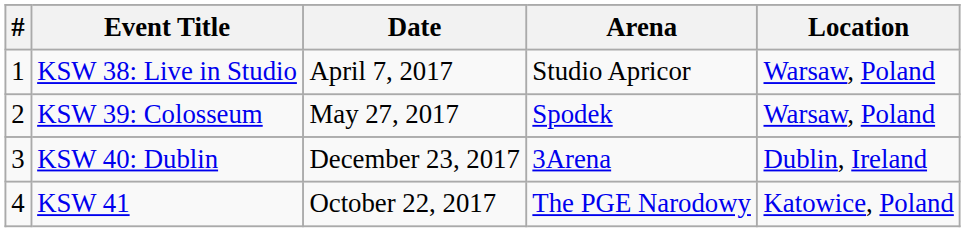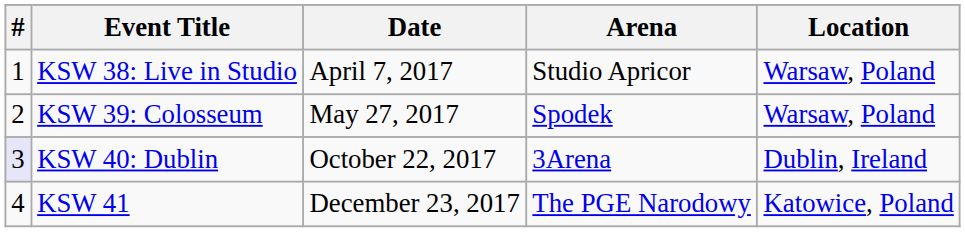(18, 159) no background -> (18, 159) lavender background
(415, 159) December 23, 2017 -> (403, 159) October 22, 2017
(403, 203) October 22, 2017 -> (415, 203) December 23, 2017
